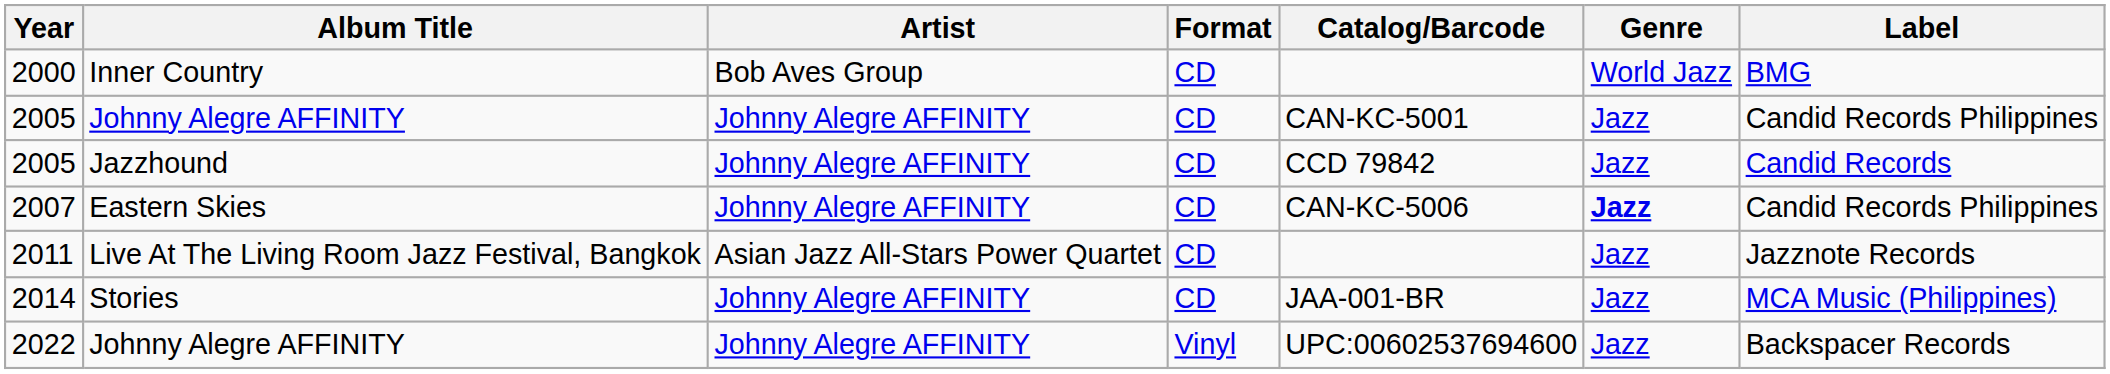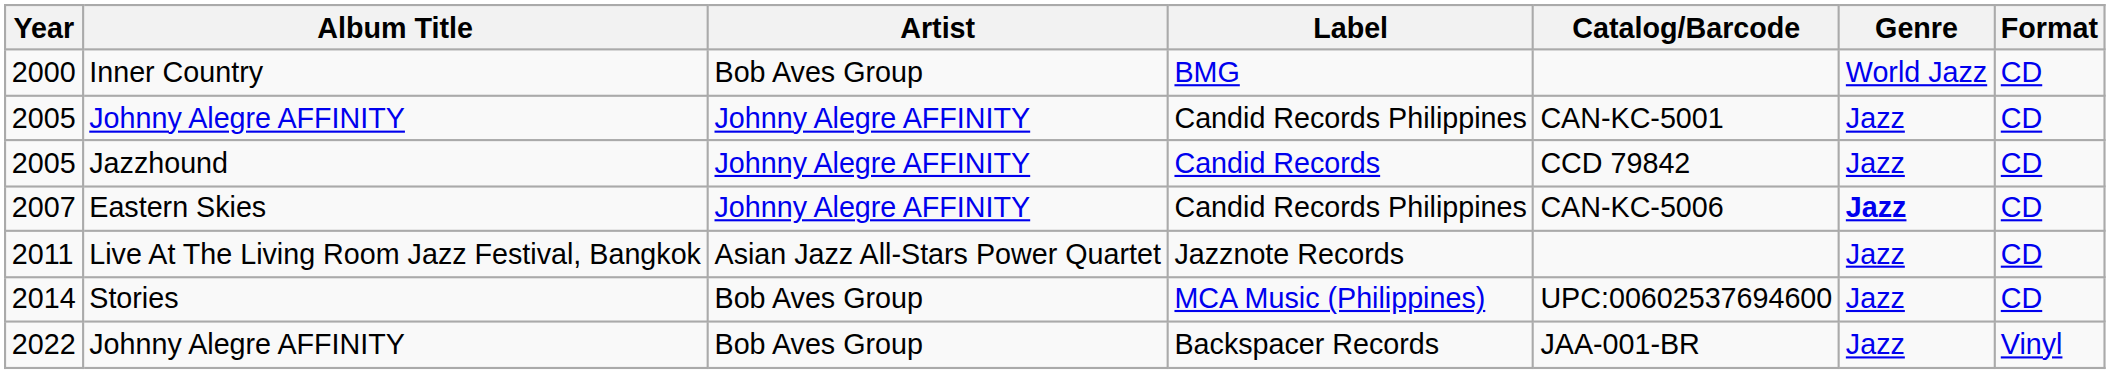columns swapped: (1922, 27) <-> (1223, 27)
(872, 299) Johnny Alegre AFFINITY -> (819, 299) Bob Aves Group
(1365, 299) JAA-001-BR -> (1686, 299) UPC:00602537694600
(872, 344) Johnny Alegre AFFINITY -> (819, 344) Bob Aves Group
(1431, 344) UPC:00602537694600 -> (1620, 344) JAA-001-BR
